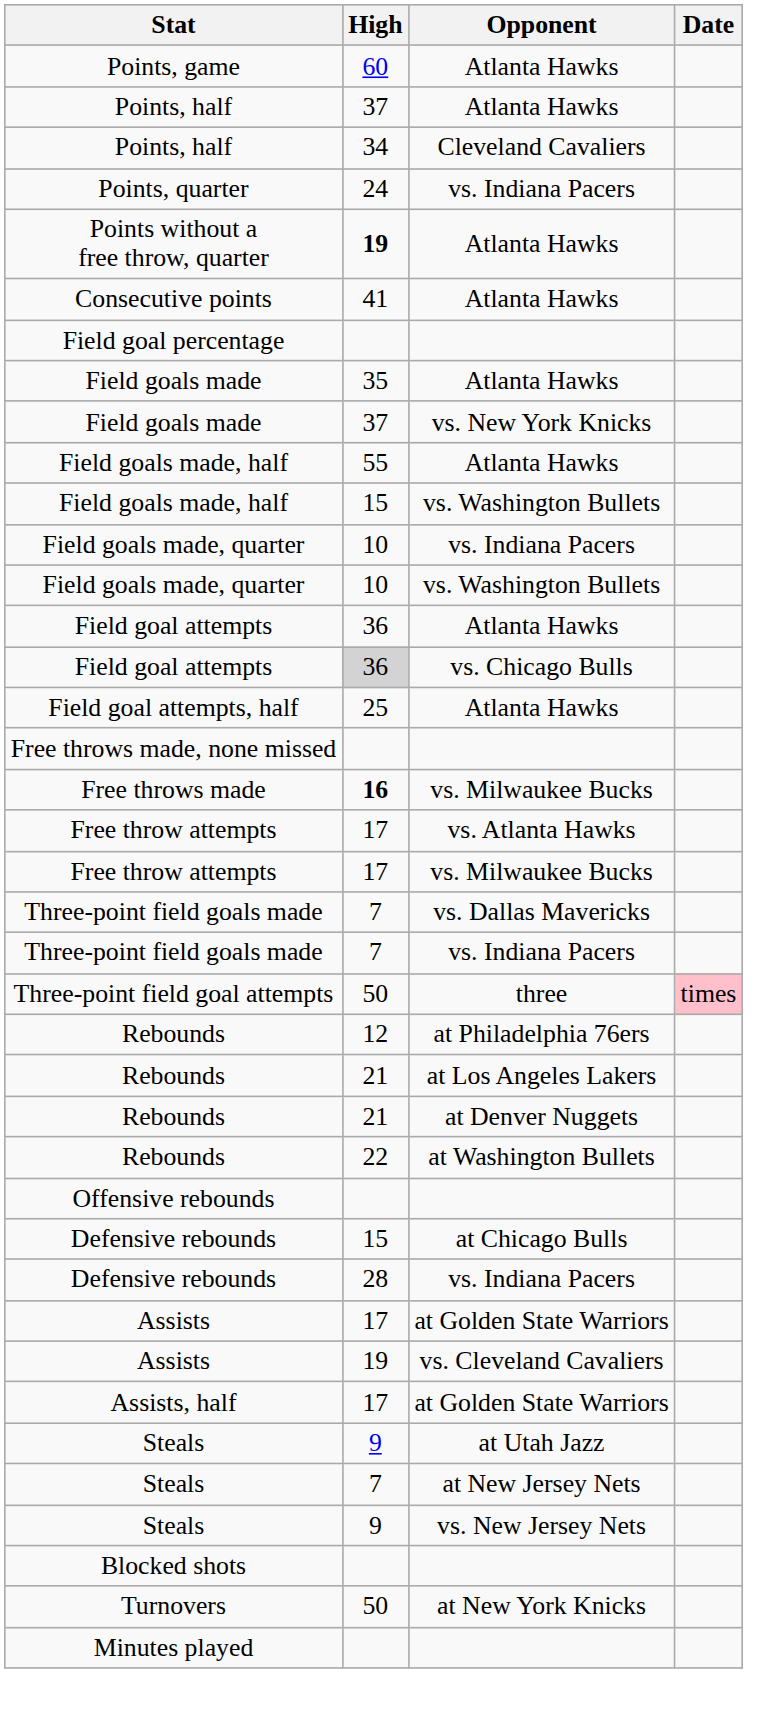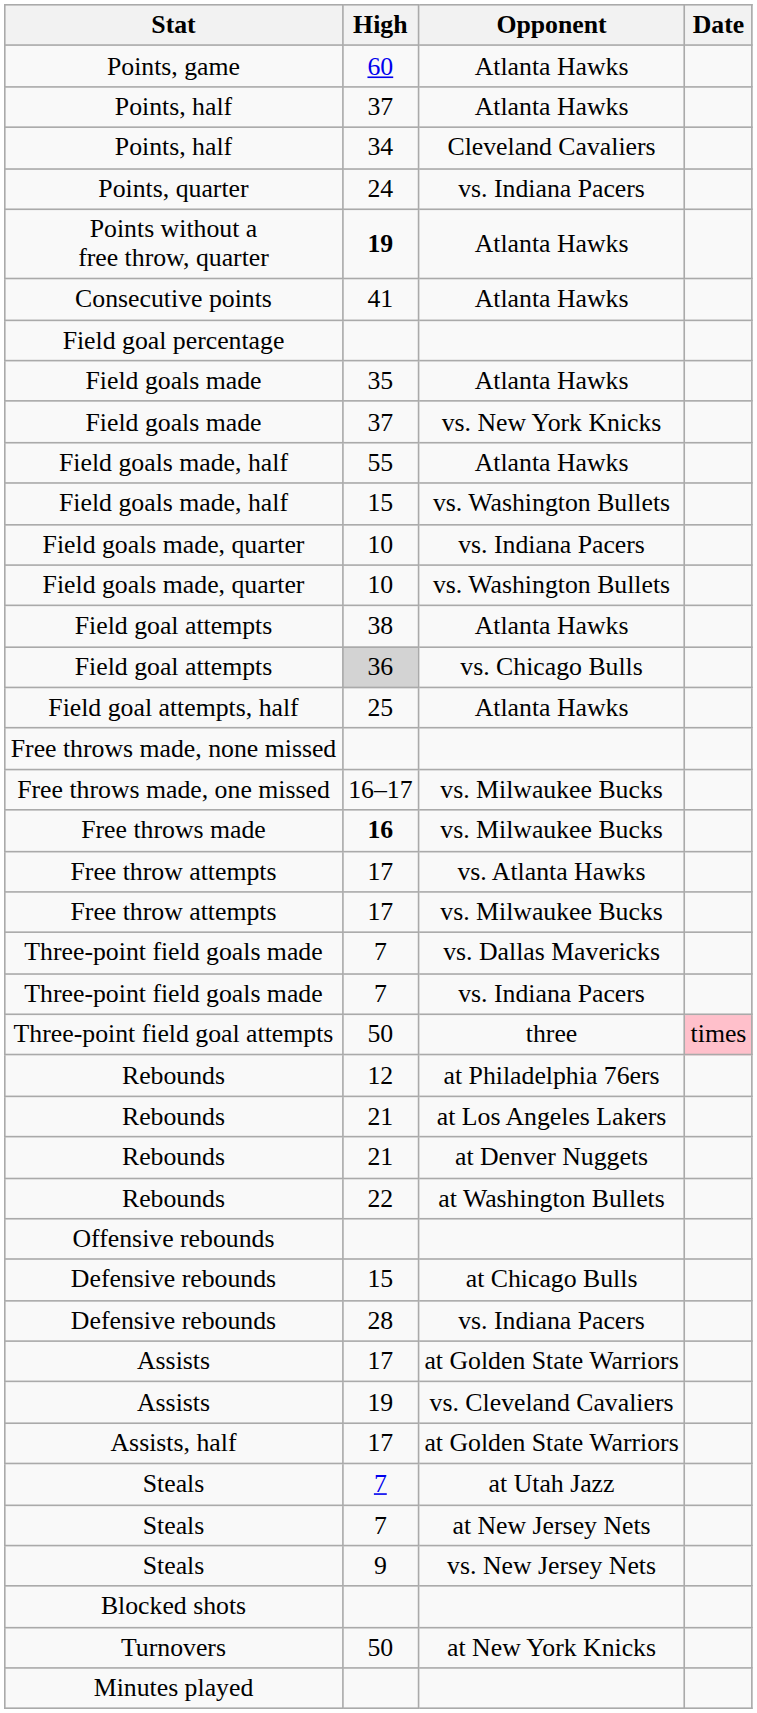(375, 625) 36 -> (380, 625) 38
+ row: (174, 789)
(375, 1442) 9 -> (380, 1483) 7
